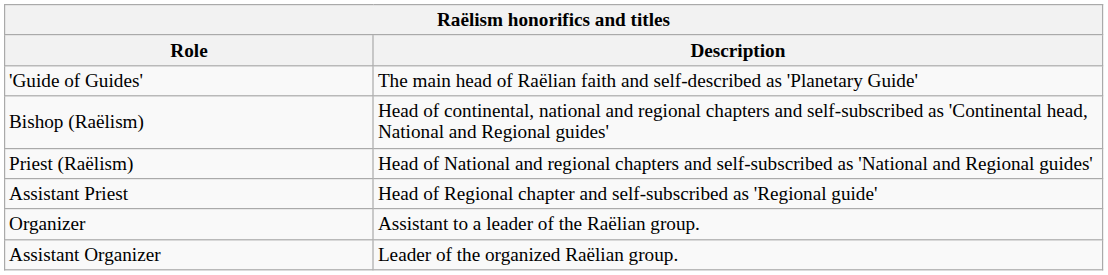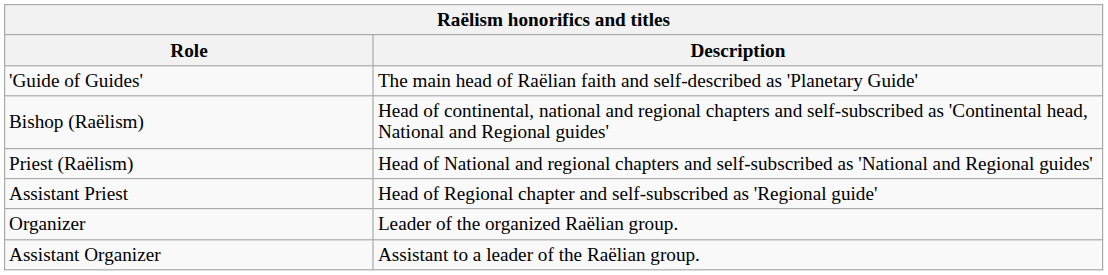(539, 224) Assistant to a leader of the Raëlian group. -> (528, 224) Leader of the organized Raëlian group.
(528, 254) Leader of the organized Raëlian group. -> (539, 254) Assistant to a leader of the Raëlian group.
